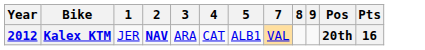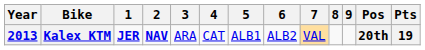+ column: (282, 15)
(22, 35) 2012 -> (22, 35) 2013
(128, 35) normal -> (128, 35) bold
(370, 35) 16 -> (406, 35) 19
